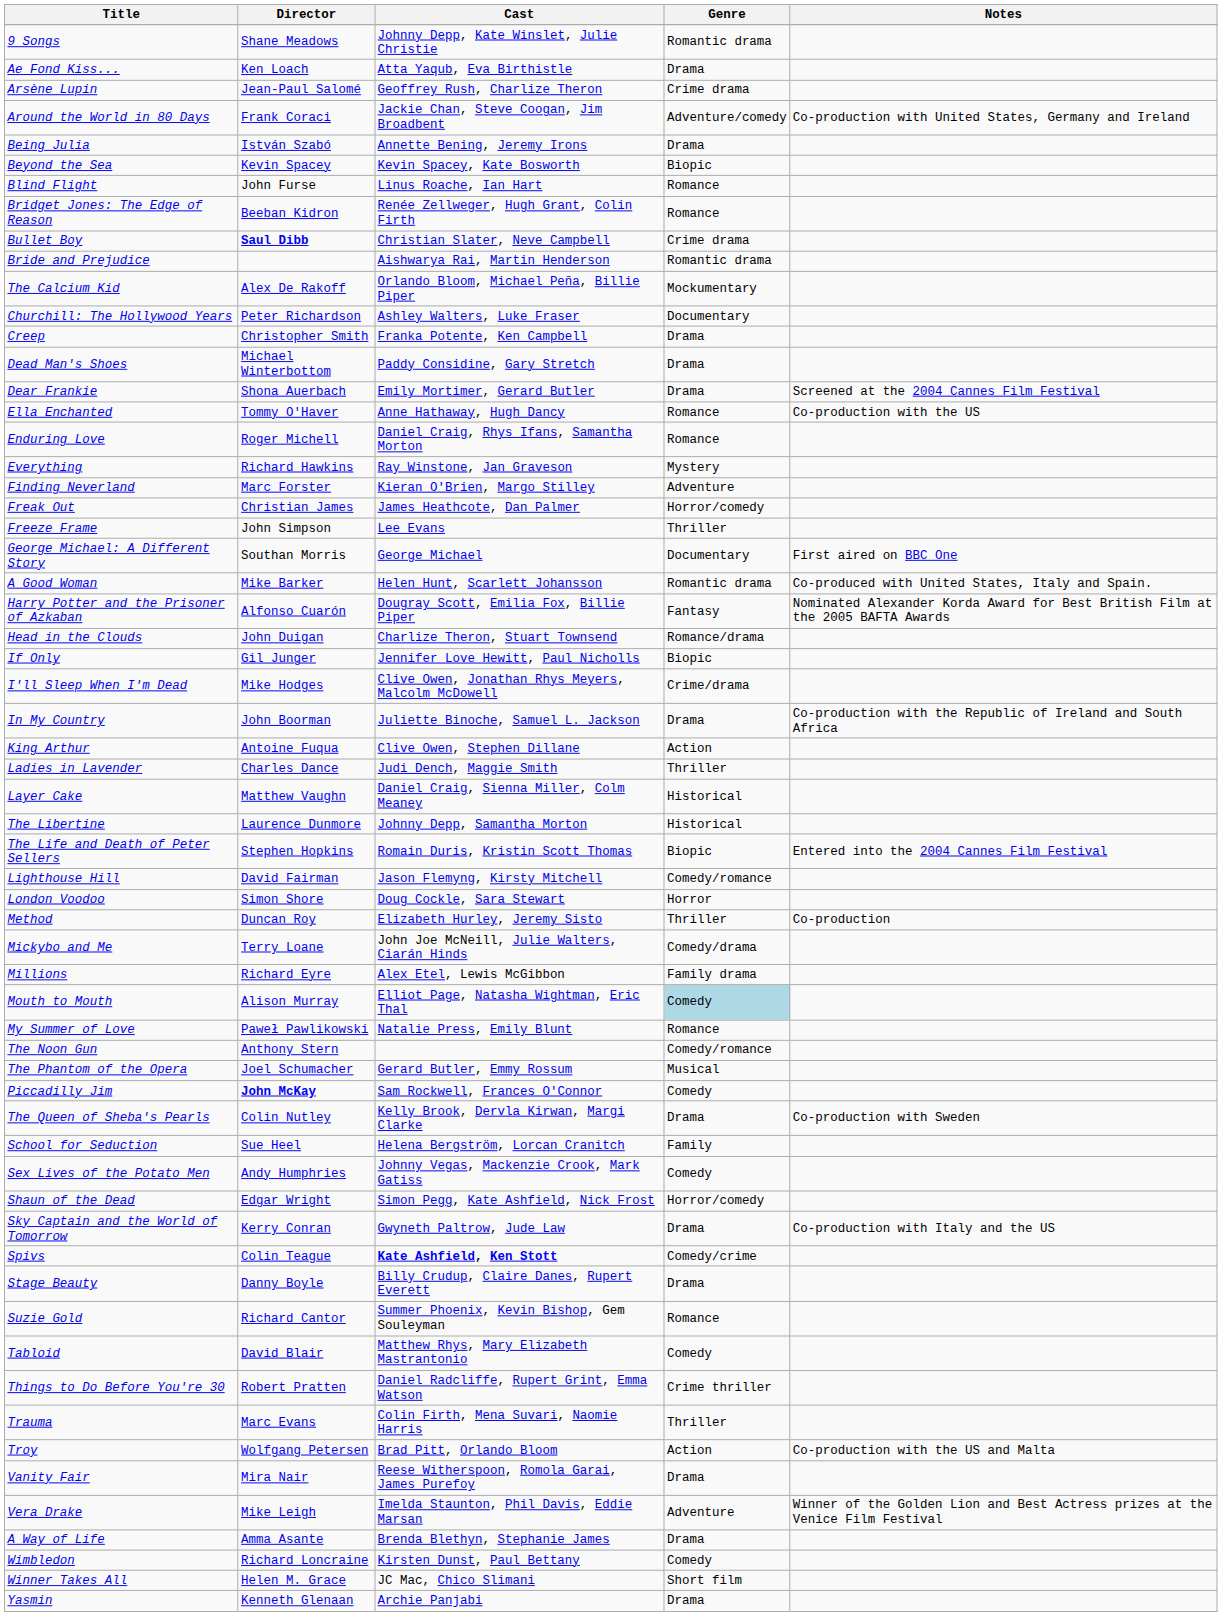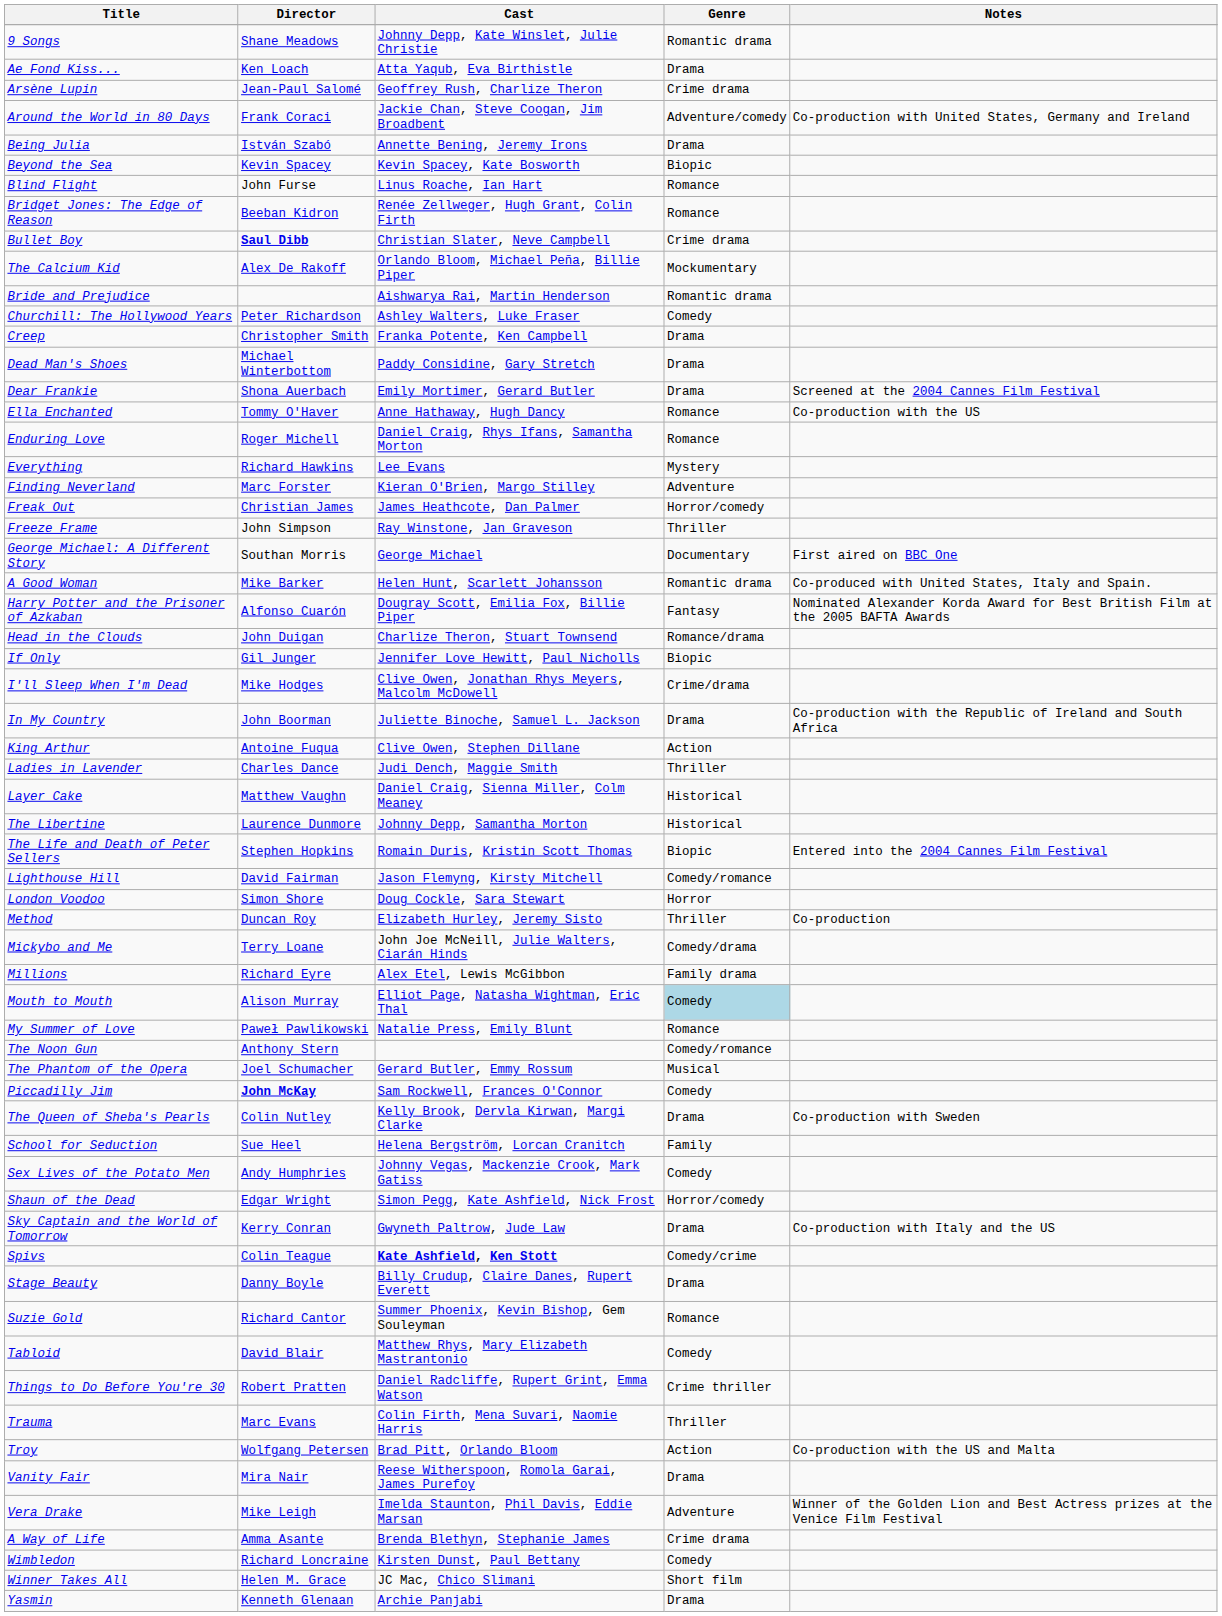rows swapped: (79, 261) <-> (64, 289)
(708, 316) Documentary -> (689, 316) Comedy
(475, 467) Ray Winstone, Jan Graveson -> (411, 467) Lee Evans
(411, 528) Lee Evans -> (475, 528) Ray Winstone, Jan Graveson
(686, 1540) Drama -> (708, 1540) Crime drama
